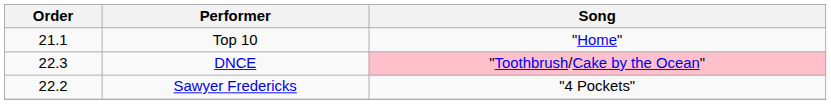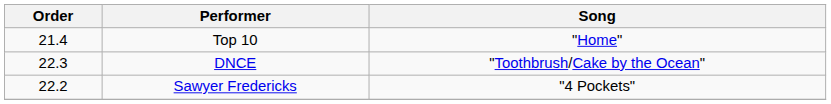(53, 39) 21.1 -> (53, 39) 21.4
(597, 63) pink background -> (597, 63) no background
